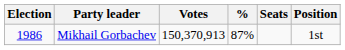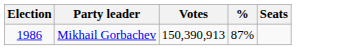- column: (316, 14)
(193, 34) 150,370,913 -> (193, 34) 150,390,913
